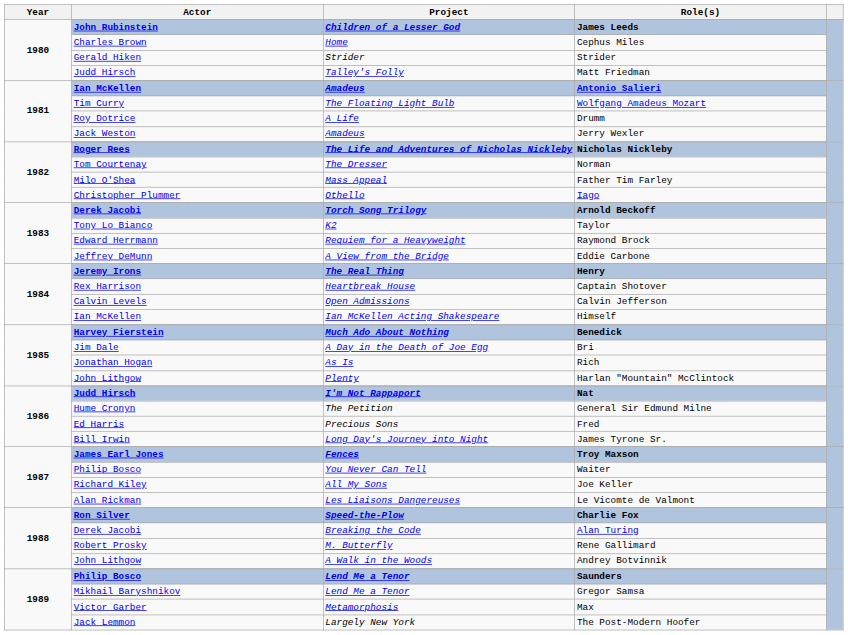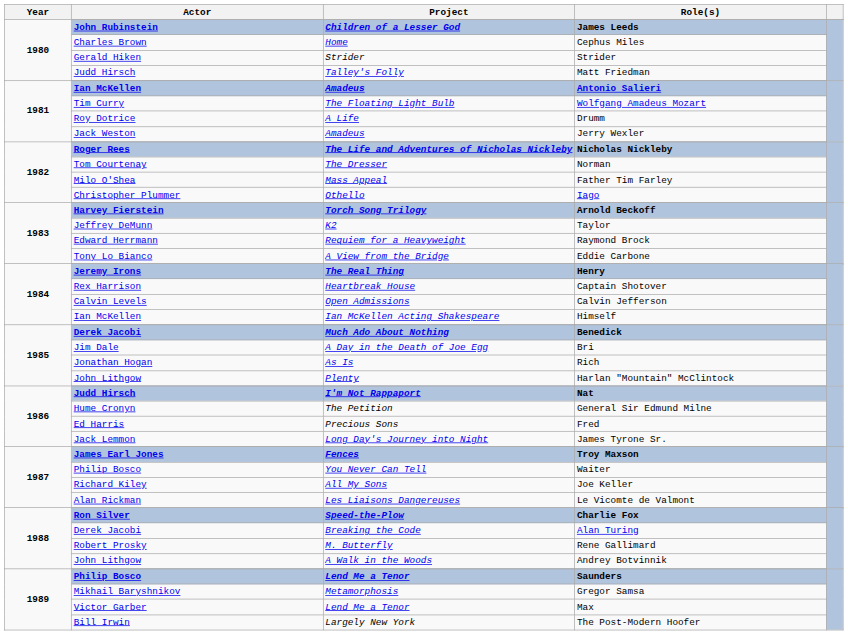(107, 210) Derek Jacobi -> (119, 210) Harvey Fierstein
(113, 226) Tony Lo Bianco -> (113, 226) Jeffrey DeMunn
(113, 256) Jeffrey DeMunn -> (113, 256) Tony Lo Bianco
(119, 332) Harvey Fierstein -> (107, 332) Derek Jacobi
(102, 439) Bill Irwin -> (105, 439) Jack Lemmon
(367, 592) Lend Me a Tenor -> (362, 592) Metamorphosis
(362, 607) Metamorphosis -> (367, 607) Lend Me a Tenor
(105, 622) Jack Lemmon -> (102, 622) Bill Irwin
